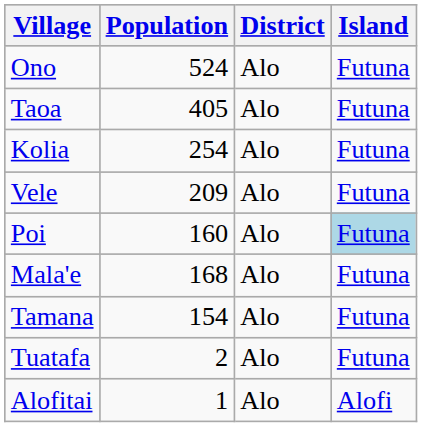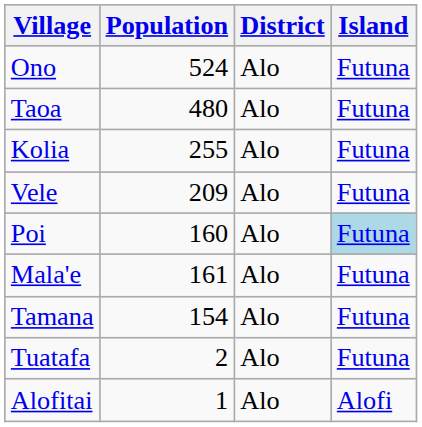(208, 108) 405 -> (208, 108) 480
(208, 150) 254 -> (208, 150) 255
(208, 274) 168 -> (208, 274) 161
